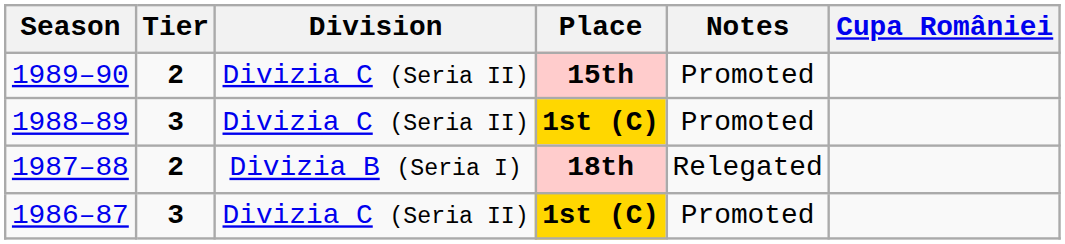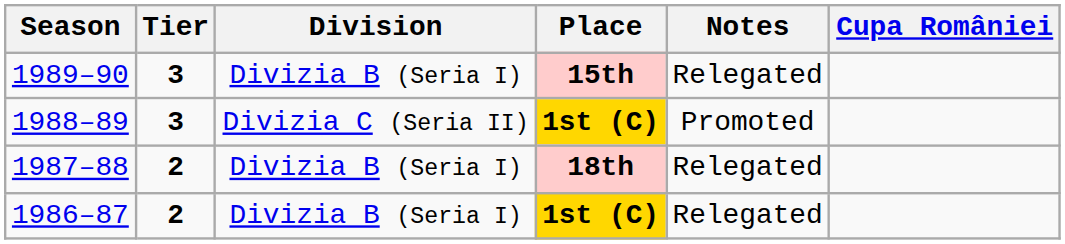(176, 75) 2 -> (176, 75) 3
(376, 75) Divizia C (Seria II) -> (376, 75) Divizia B (Seria I)
(748, 75) Promoted -> (748, 75) Relegated
(176, 215) 3 -> (176, 215) 2
(376, 215) Divizia C (Seria II) -> (376, 215) Divizia B (Seria I)
(748, 215) Promoted -> (748, 215) Relegated
